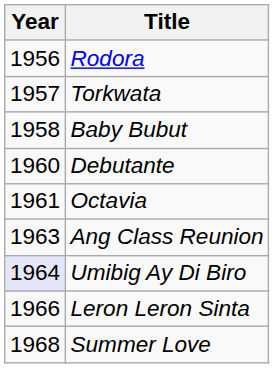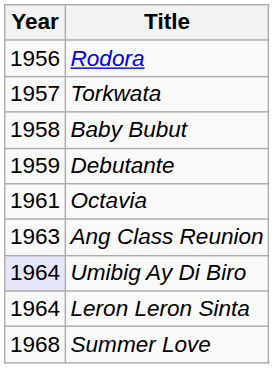(35, 165) 1960 -> (35, 165) 1959
(35, 308) 1966 -> (35, 308) 1964
